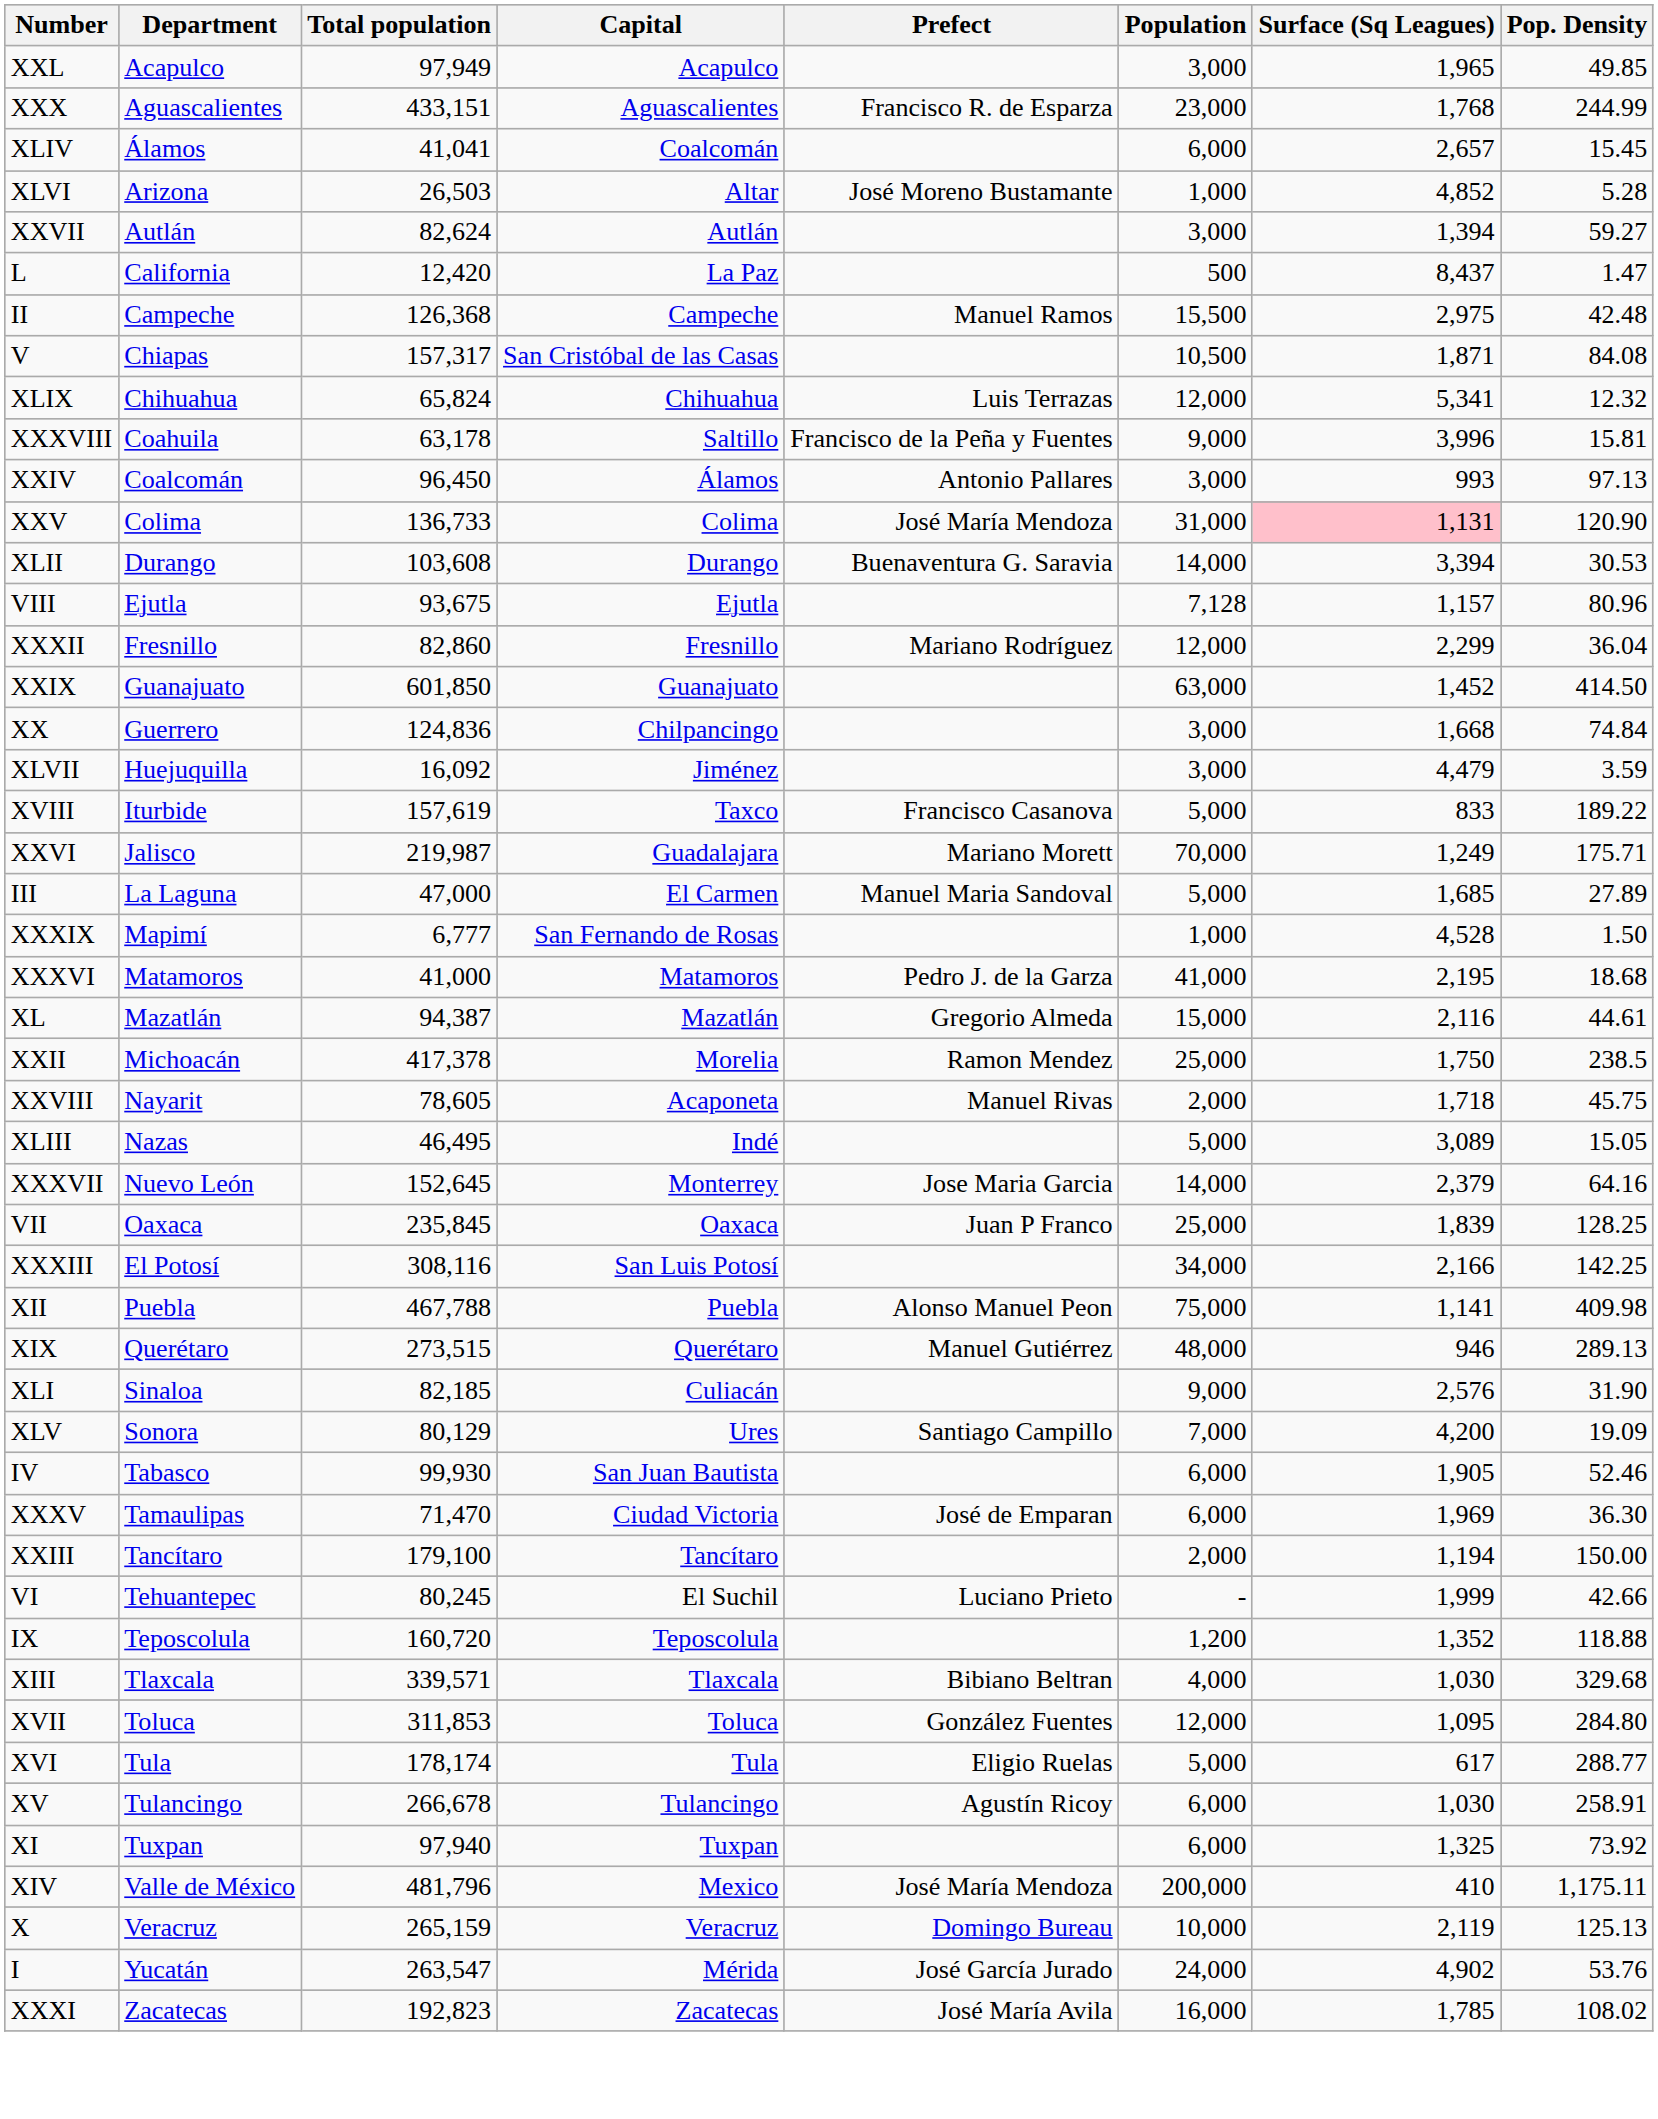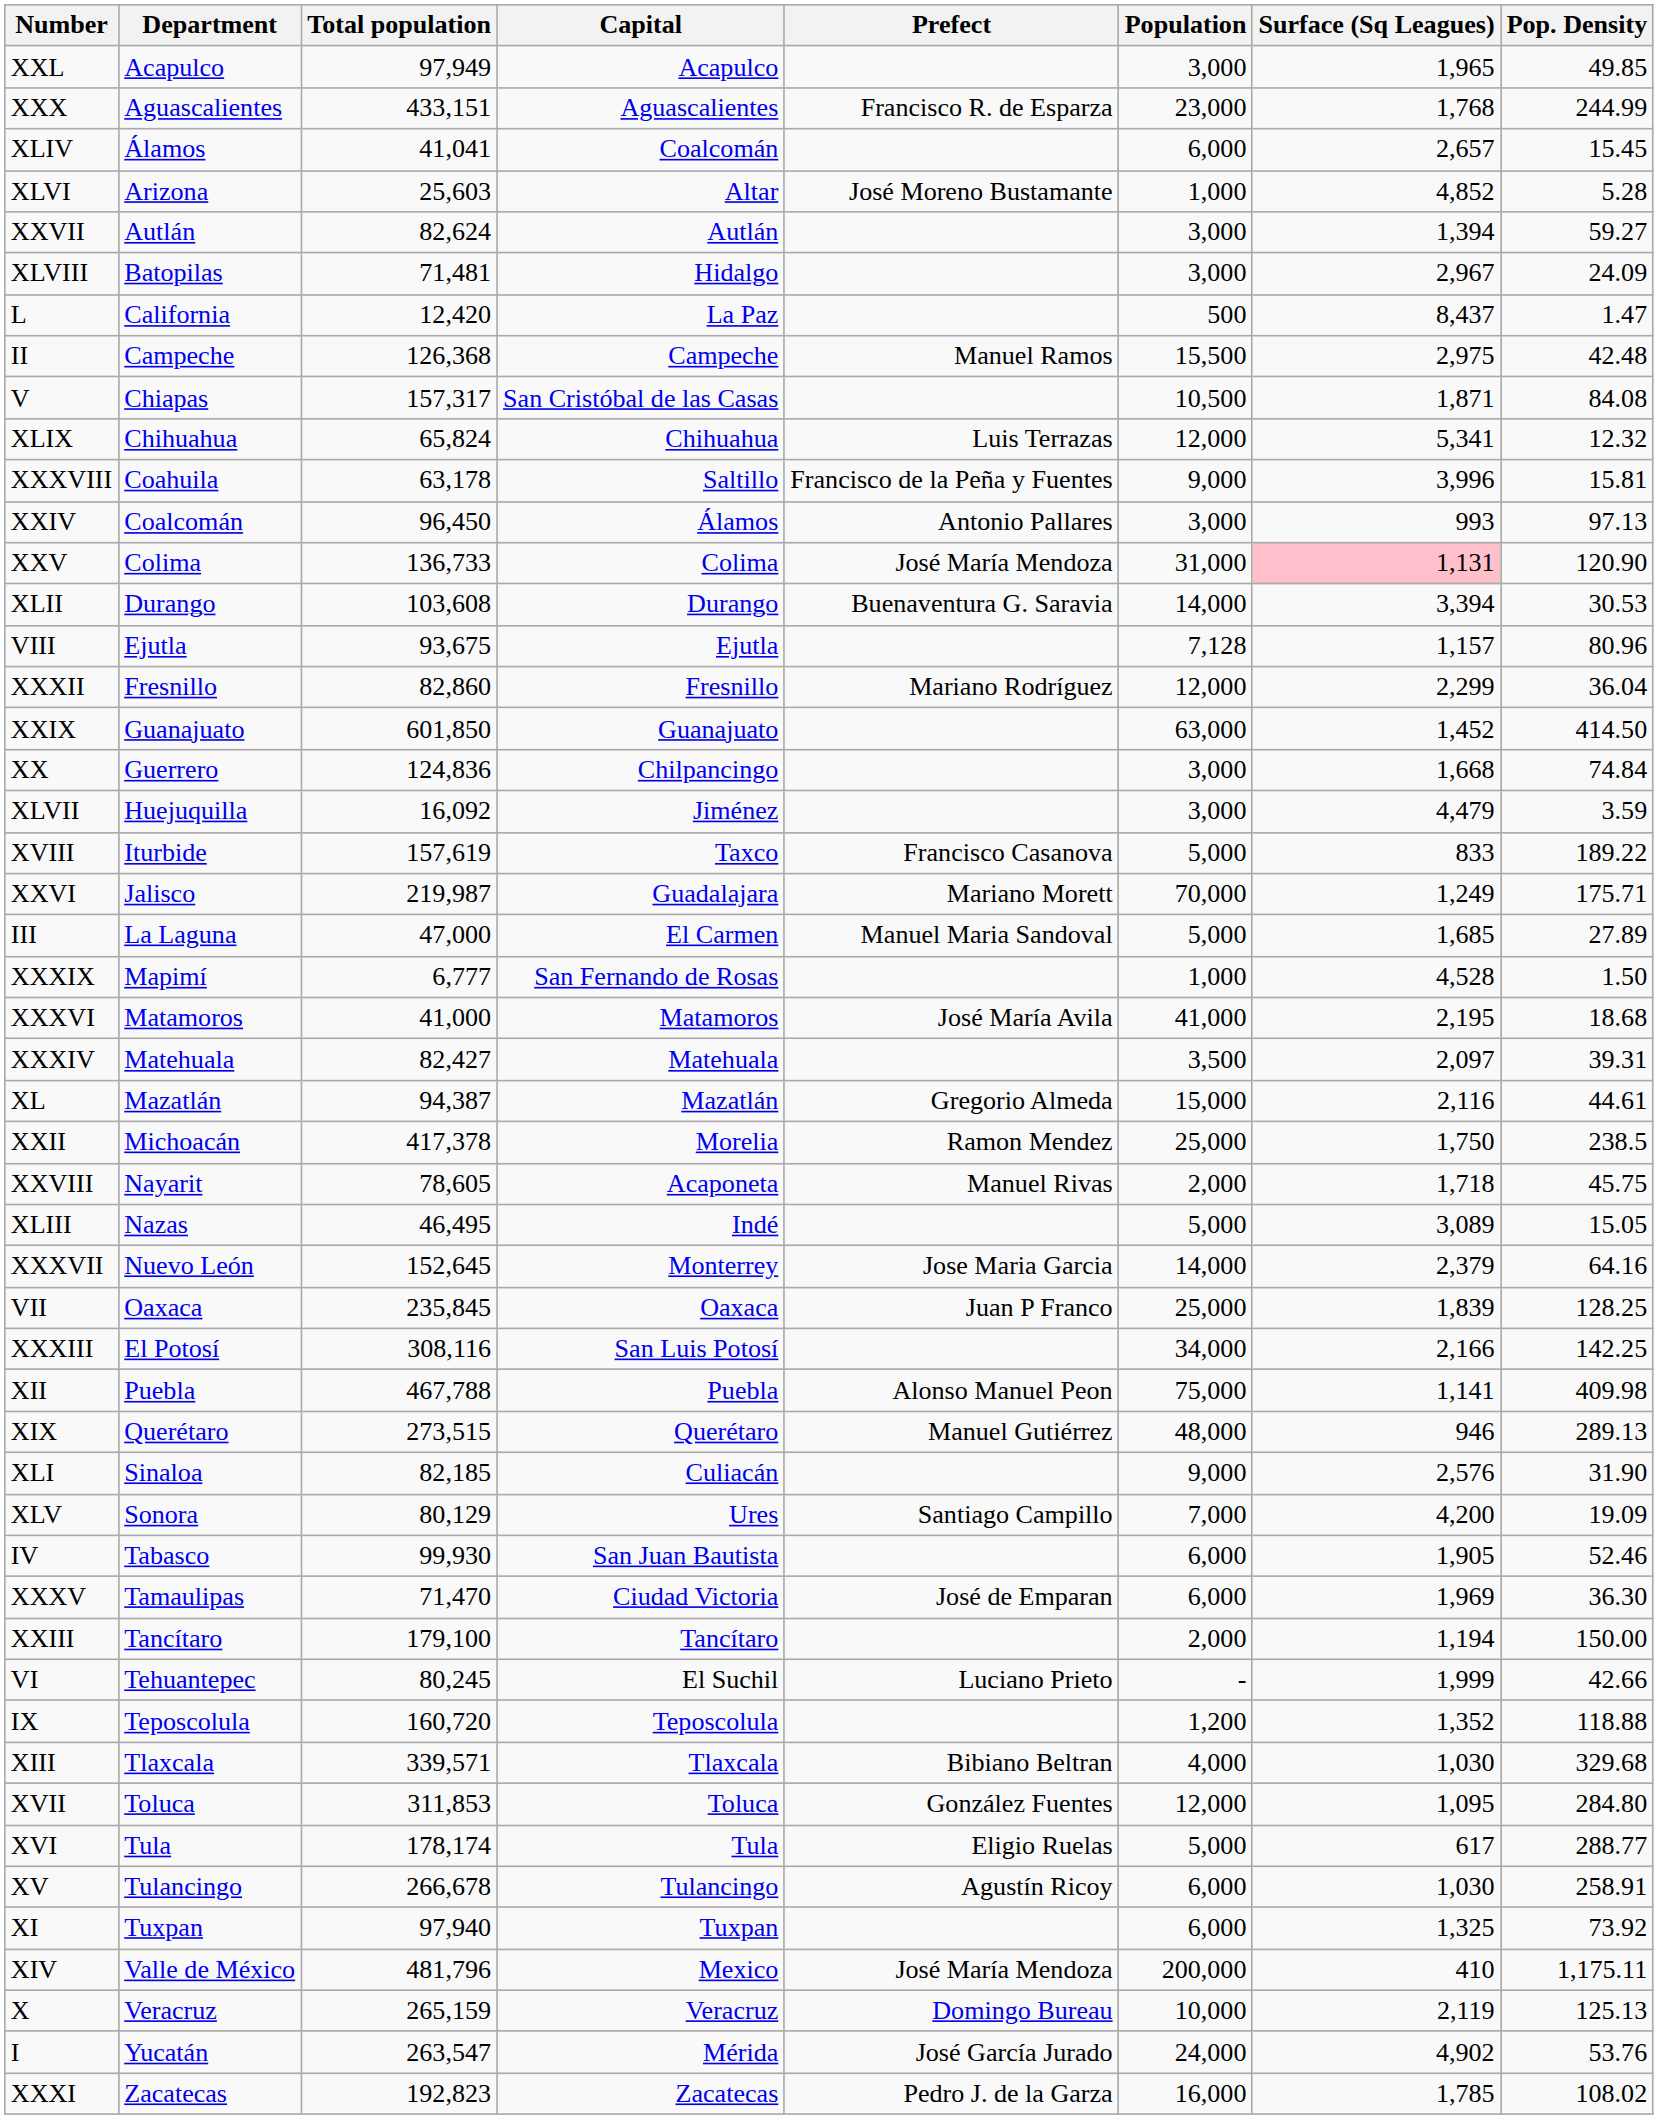(455, 190) 26,503 -> (455, 190) 25,603
+ row: (49, 273)
(1008, 976) Pedro J. de la Garza -> (1025, 1017) José María Avila
+ row: (53, 1059)
(1025, 2010) José María Avila -> (1008, 2093) Pedro J. de la Garza
